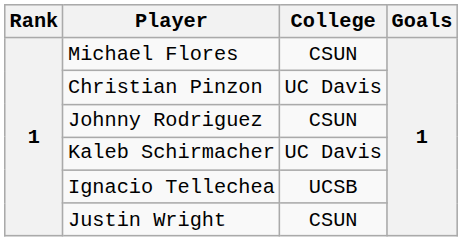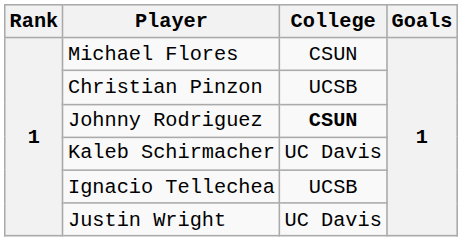(333, 87) UC Davis -> (333, 87) UCSB
(333, 120) normal -> (333, 120) bold
(333, 220) CSUN -> (333, 220) UC Davis
